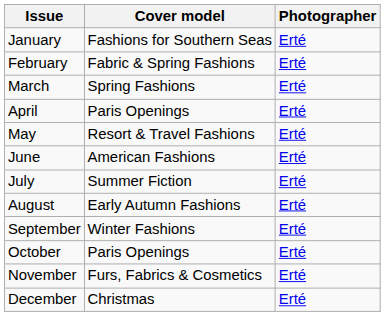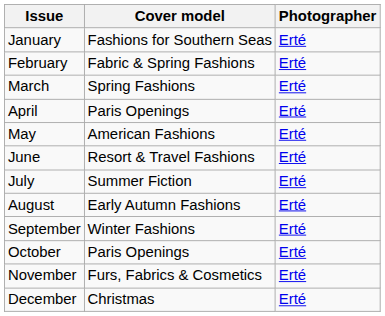(171, 134) Resort & Travel Fashions -> (151, 134) American Fashions
(151, 157) American Fashions -> (171, 157) Resort & Travel Fashions
